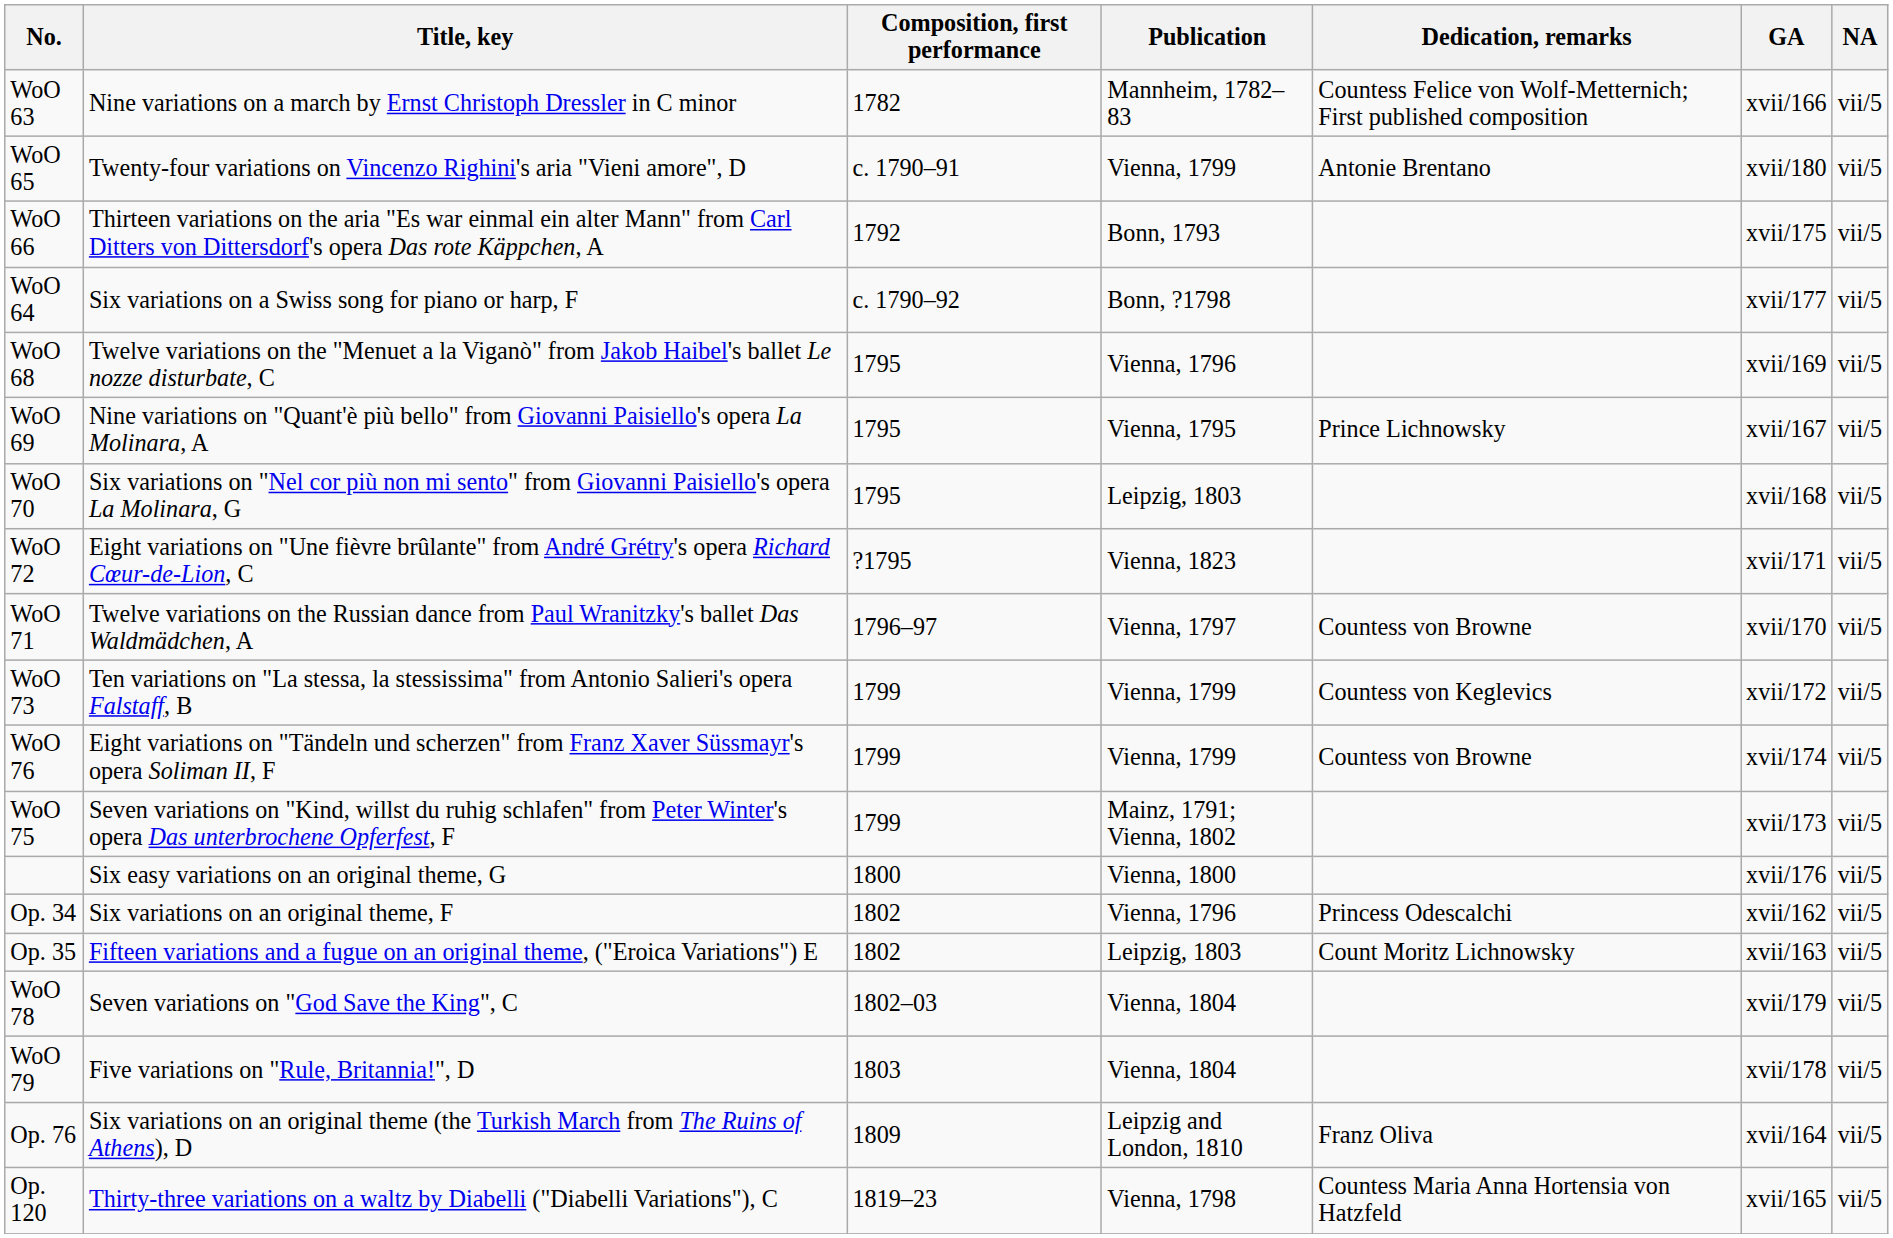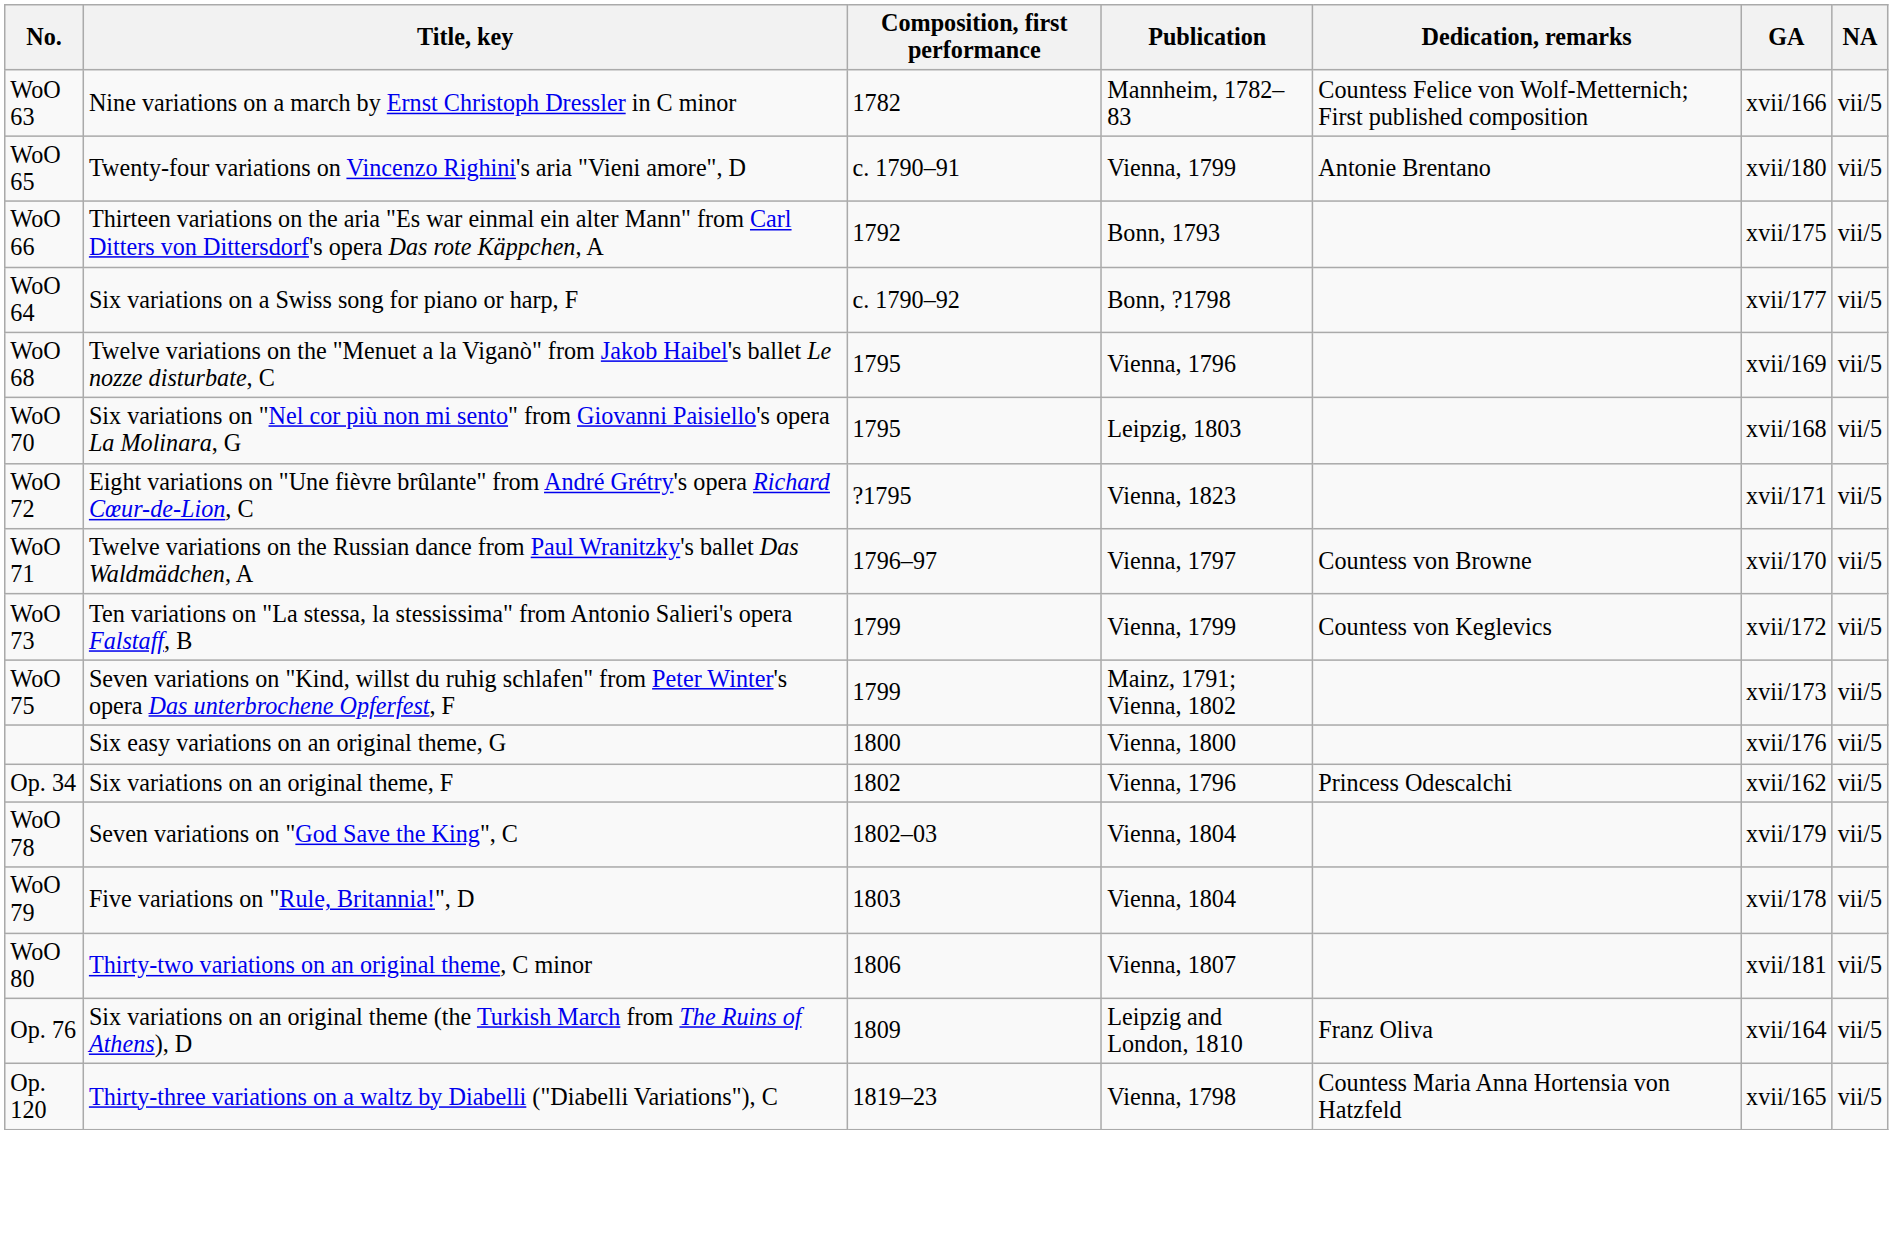- row: (36, 430)
- row: (36, 757)
- row: (43, 951)
+ row: (36, 965)
